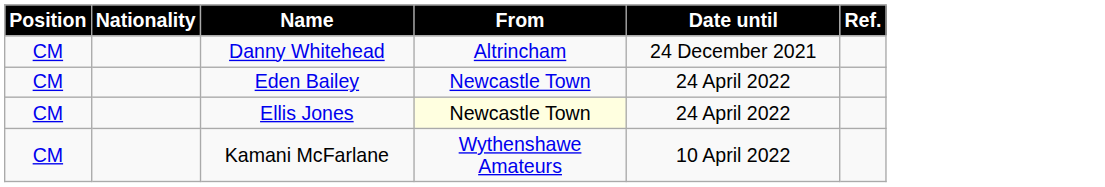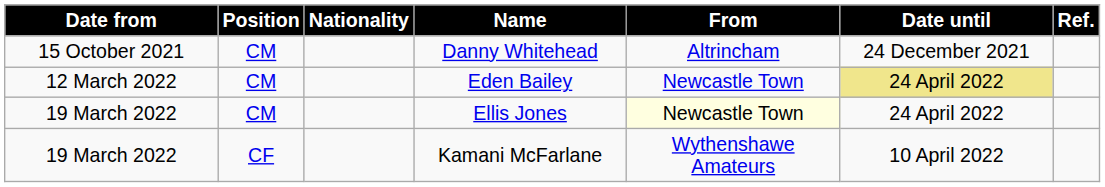+ column: (111, 21)
(733, 82) no background -> (946, 82) khaki background
(48, 155) CM -> (261, 155) CF
